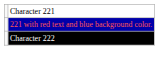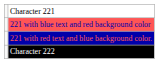+ row: (80, 24)
